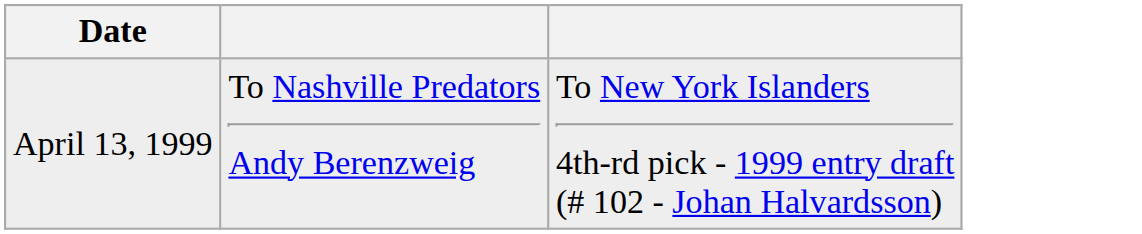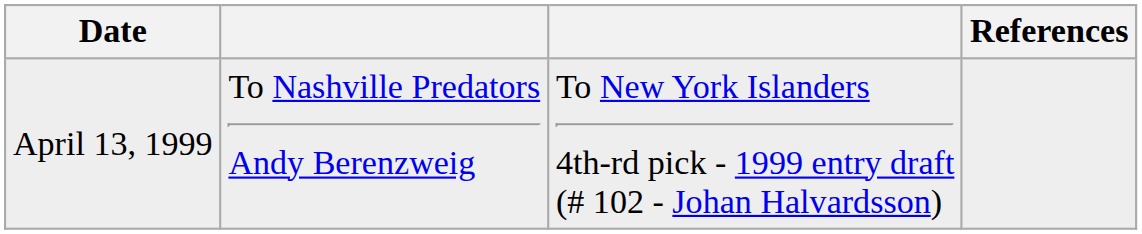+ column: (1049, 31)
